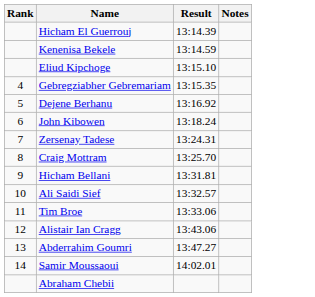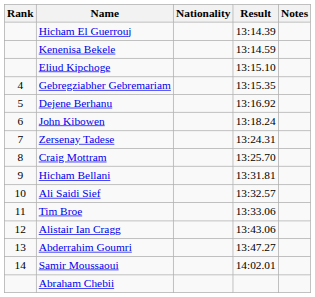+ column: (203, 13)
